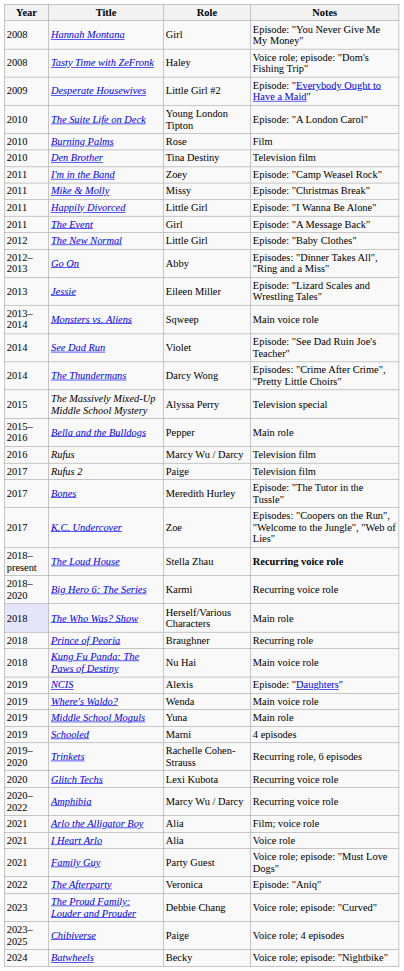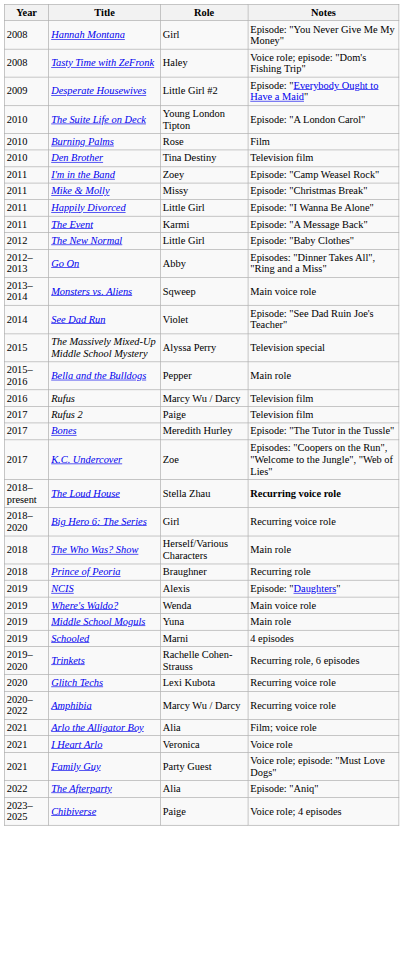(174, 224) Girl -> (176, 224) Karmi
- row: (63, 291)
- row: (89, 376)
(179, 589) Karmi -> (171, 521) Girl
(17, 618) lavender background -> (17, 550) no background
- row: (95, 662)
(175, 840) Alia -> (181, 744) Veronica
(184, 885) Veronica -> (172, 788) Alia
- row: (93, 907)
- row: (72, 958)
